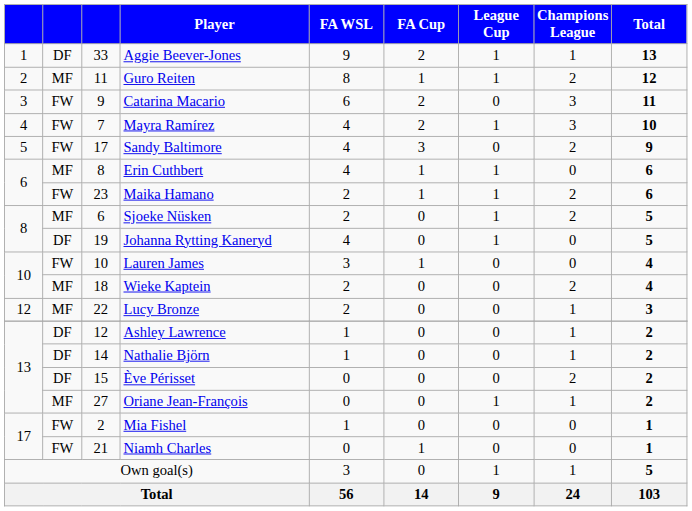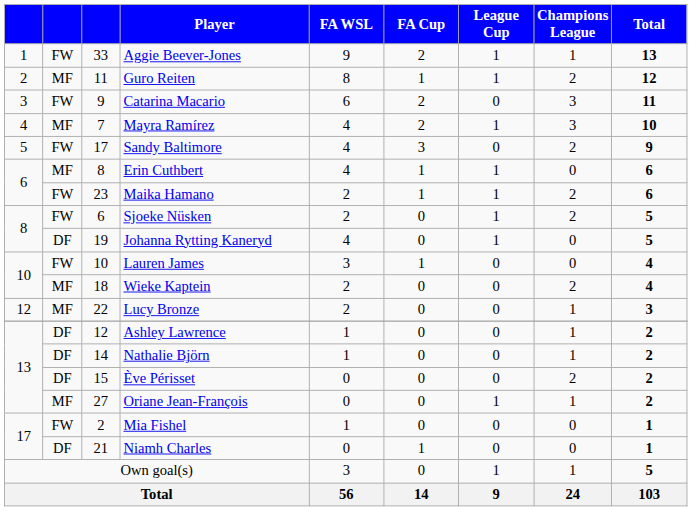(62, 55) DF -> (62, 55) FW
(62, 124) FW -> (62, 124) MF
(62, 217) MF -> (62, 217) FW
(62, 448) FW -> (62, 448) DF
